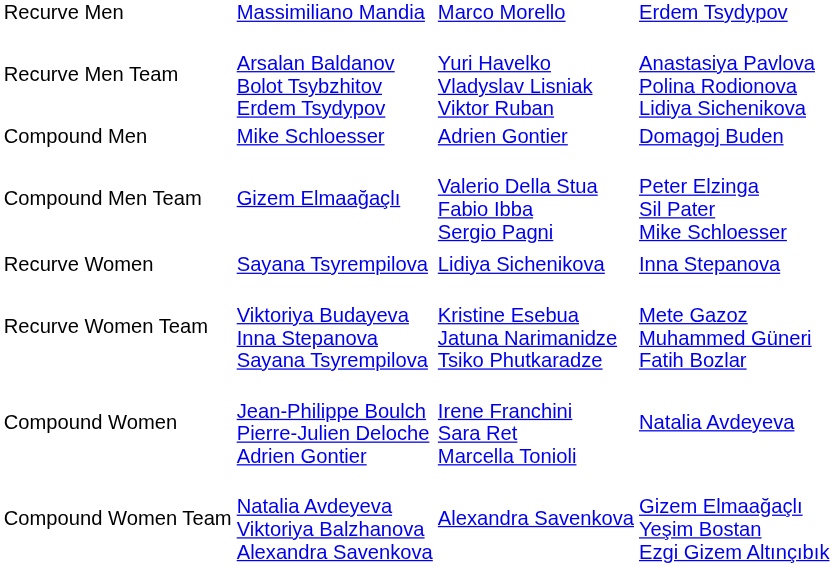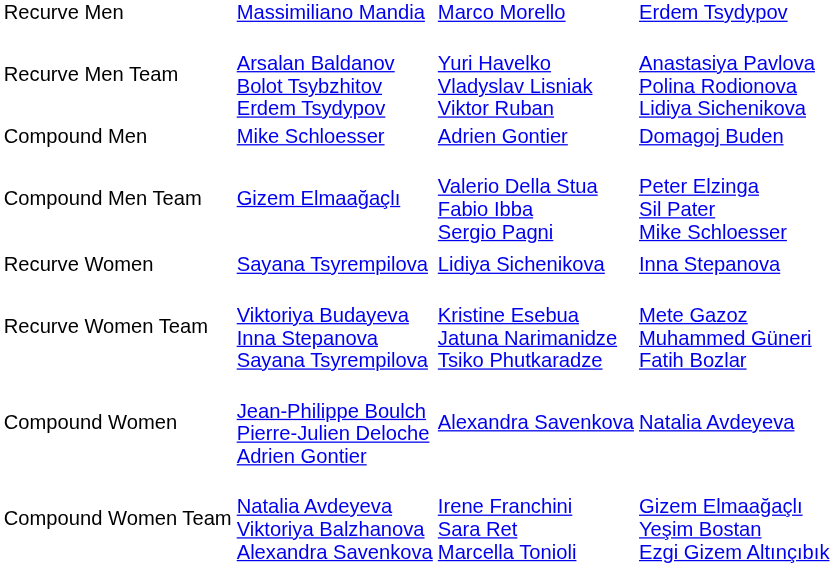(507, 433) Irene Franchini Sara Ret Marcella Tonioli -> (536, 422) Alexandra Savenkova
(536, 518) Alexandra Savenkova -> (507, 529) Irene Franchini Sara Ret Marcella Tonioli
